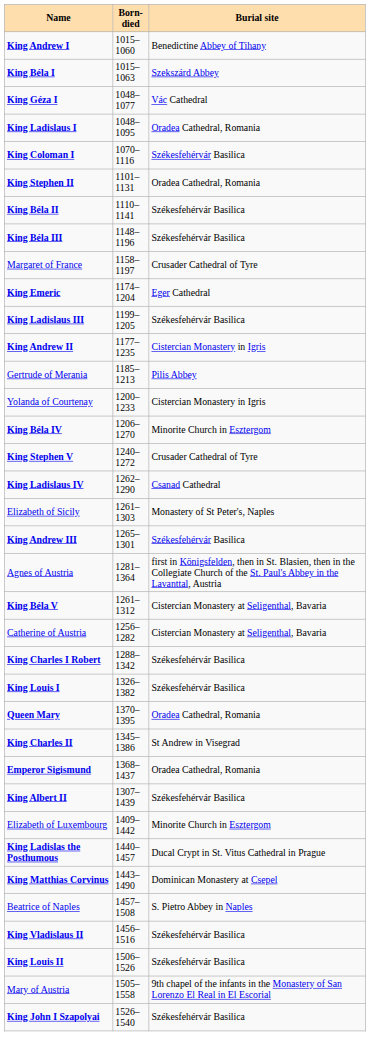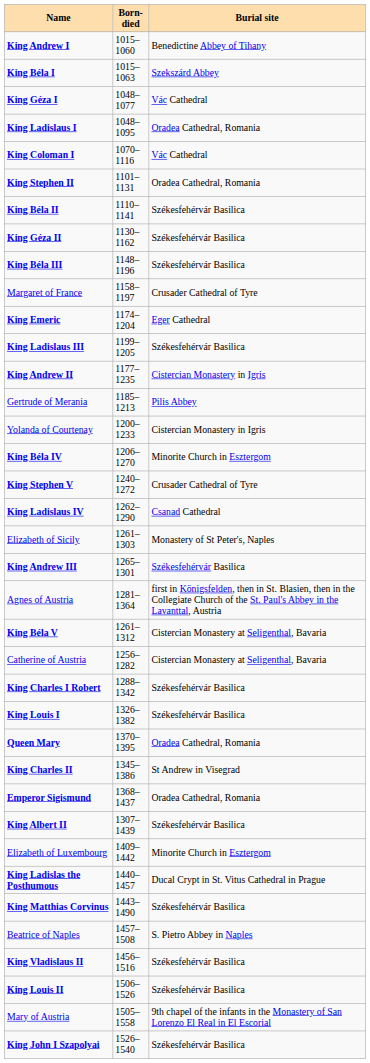(198, 155) Székesfehérvár Basilica -> (179, 155) Vác Cathedral
+ row: (34, 237)
(214, 880) Dominican Monastery at Csepel -> (198, 907) Székesfehérvár Basilica
